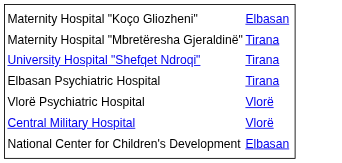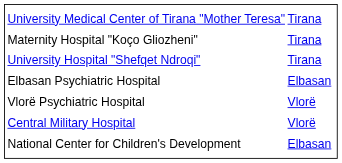+ row: (146, 19)
(267, 19) Elbasan -> (304, 39) Tirana
- row: (125, 39)
(262, 81) Tirana -> (309, 81) Elbasan
